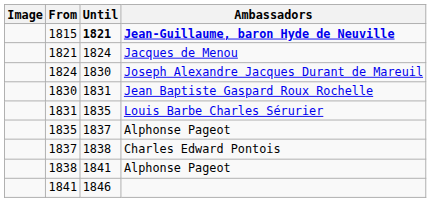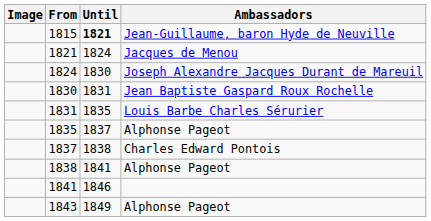(259, 33) bold -> (259, 33) normal
+ row: (63, 207)
